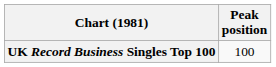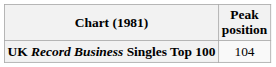(245, 51) 100 -> (245, 51) 104
